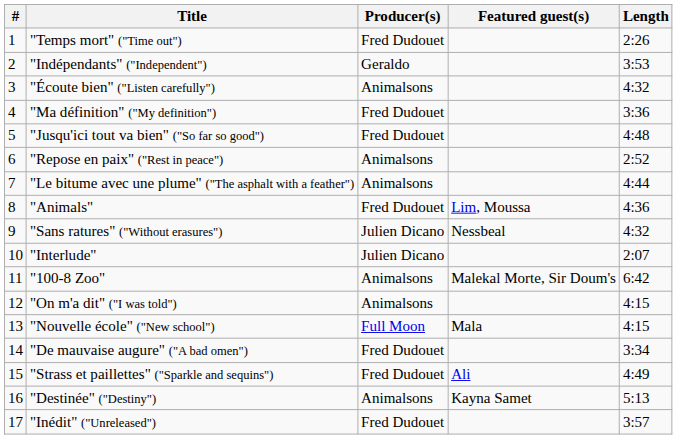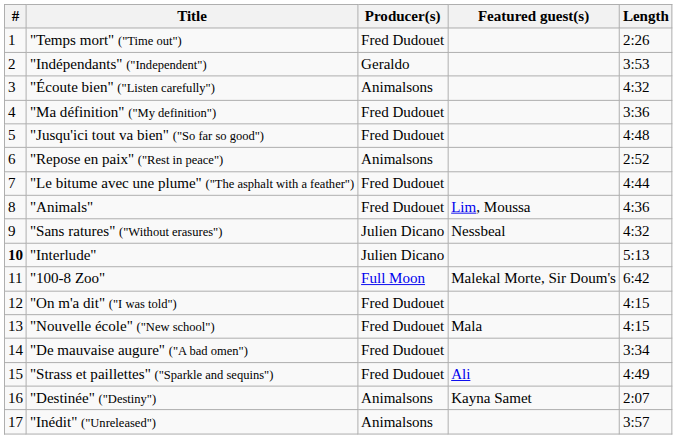(397, 183) Animalsons -> (403, 183) Fred Dudouet
(15, 254) normal -> (15, 254) bold
(636, 254) 2:07 -> (636, 254) 5:13
(397, 278) Animalsons -> (393, 278) Full Moon
(397, 302) Animalsons -> (403, 302) Fred Dudouet
(393, 326) Full Moon -> (403, 326) Fred Dudouet
(636, 398) 5:13 -> (636, 398) 2:07
(403, 421) Fred Dudouet -> (397, 421) Animalsons
